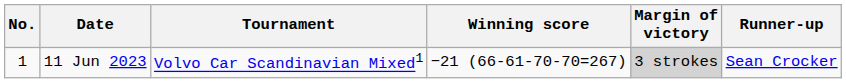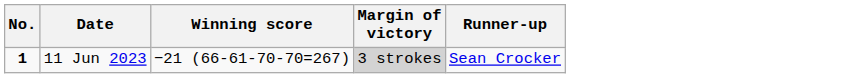- column: (289, 26)
(22, 63) normal -> (22, 60) bold
